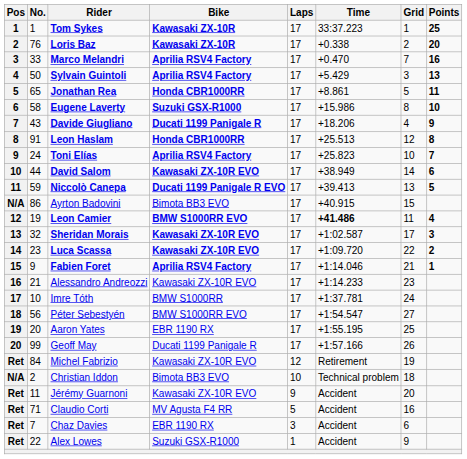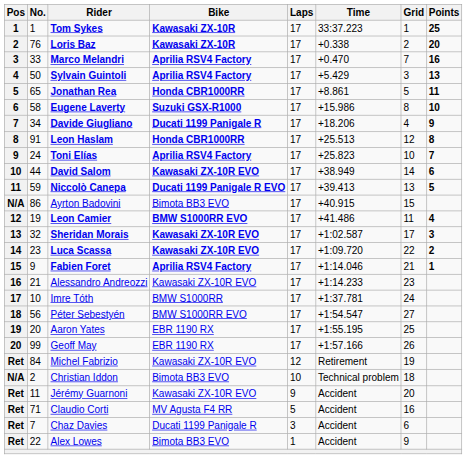(35, 124) 43 -> (35, 124) 34
(336, 219) bold -> (336, 219) normal
(204, 346) Ducati 1199 Panigale R -> (183, 346) EBR 1190 RX
(183, 425) EBR 1190 RX -> (204, 425) Ducati 1199 Panigale R
(196, 441) Suzuki GSX-R1000 -> (191, 441) Bimota BB3 EVO
